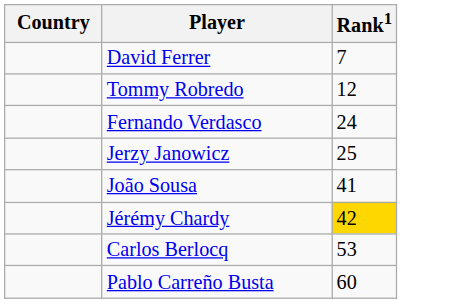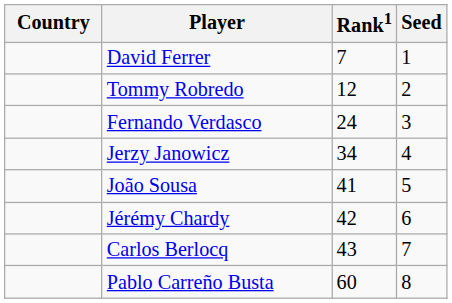+ column: (421, 23)
(347, 153) 25 -> (347, 153) 34
(347, 217) gold background -> (347, 217) no background
(347, 249) 53 -> (347, 249) 43
